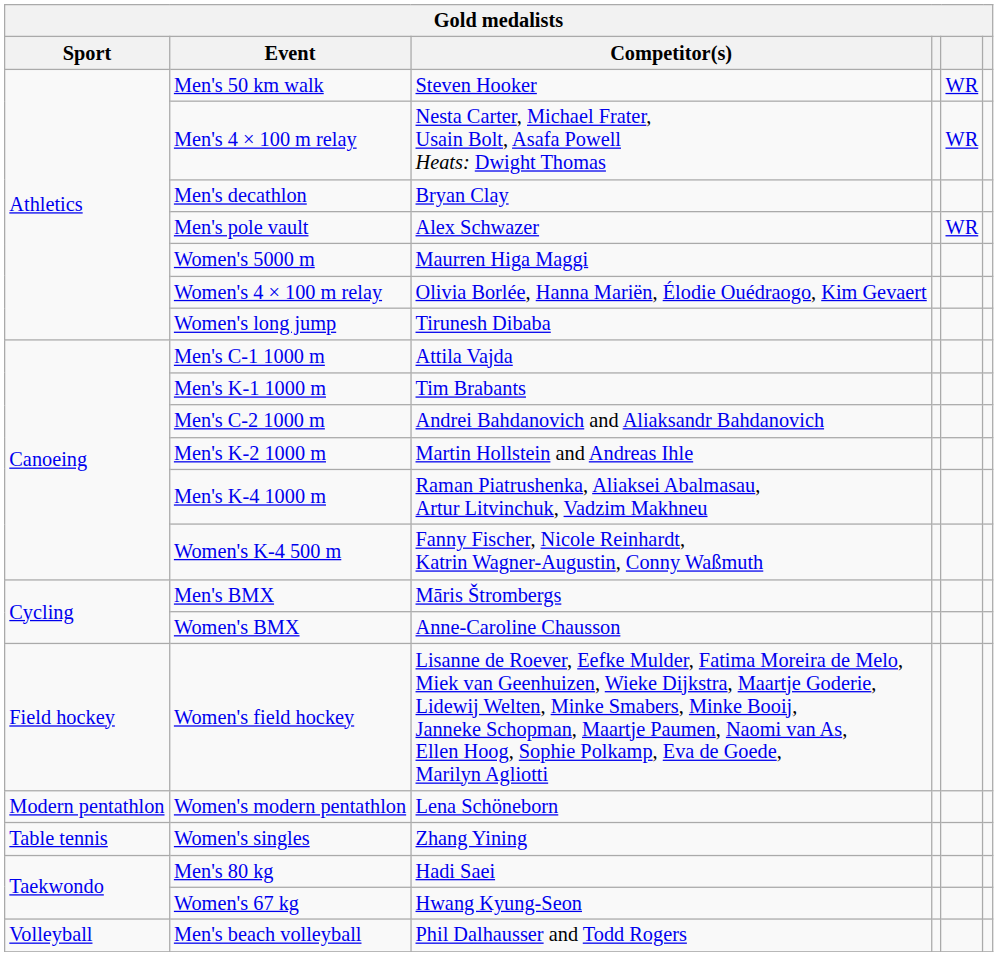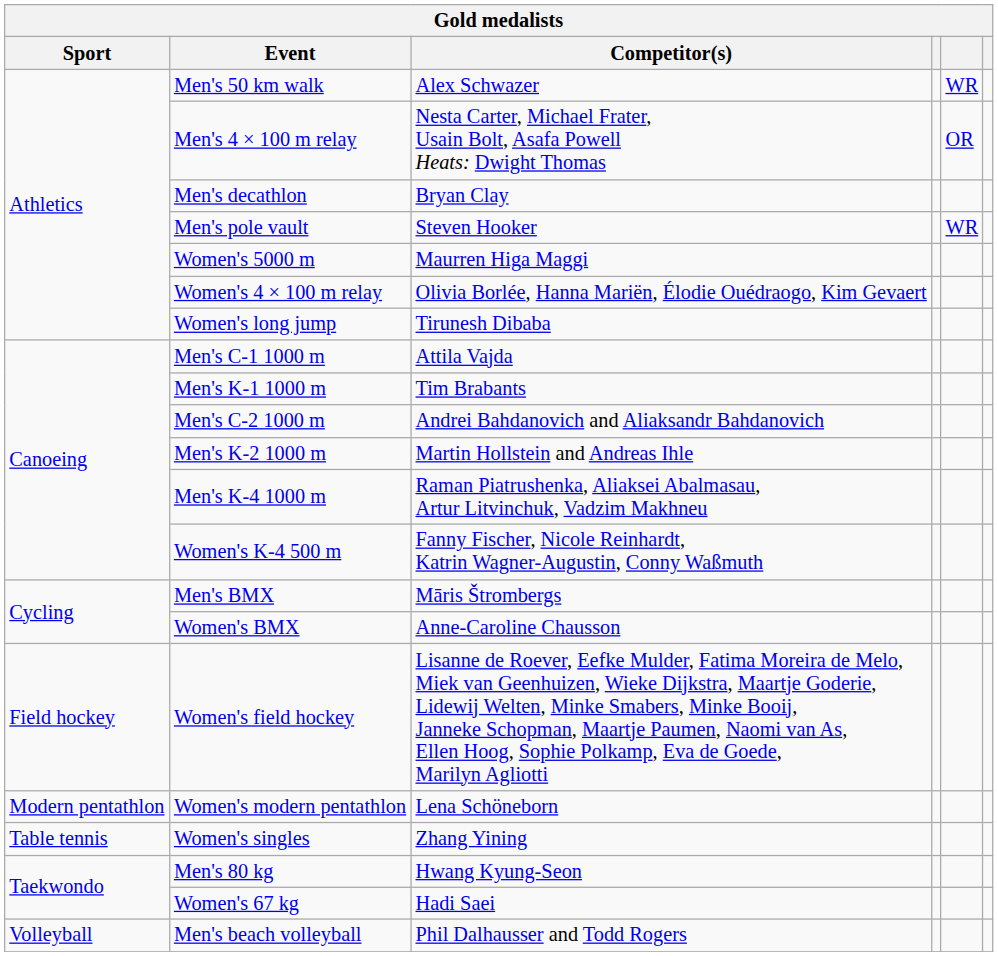(476, 85) Steven Hooker -> (477, 85) Alex Schwazer
(962, 140) WR -> (960, 140) OR
(477, 227) Alex Schwazer -> (476, 227) Steven Hooker
(455, 870) Hadi Saei -> (499, 870) Hwang Kyung-Seon
(499, 903) Hwang Kyung-Seon -> (455, 903) Hadi Saei
